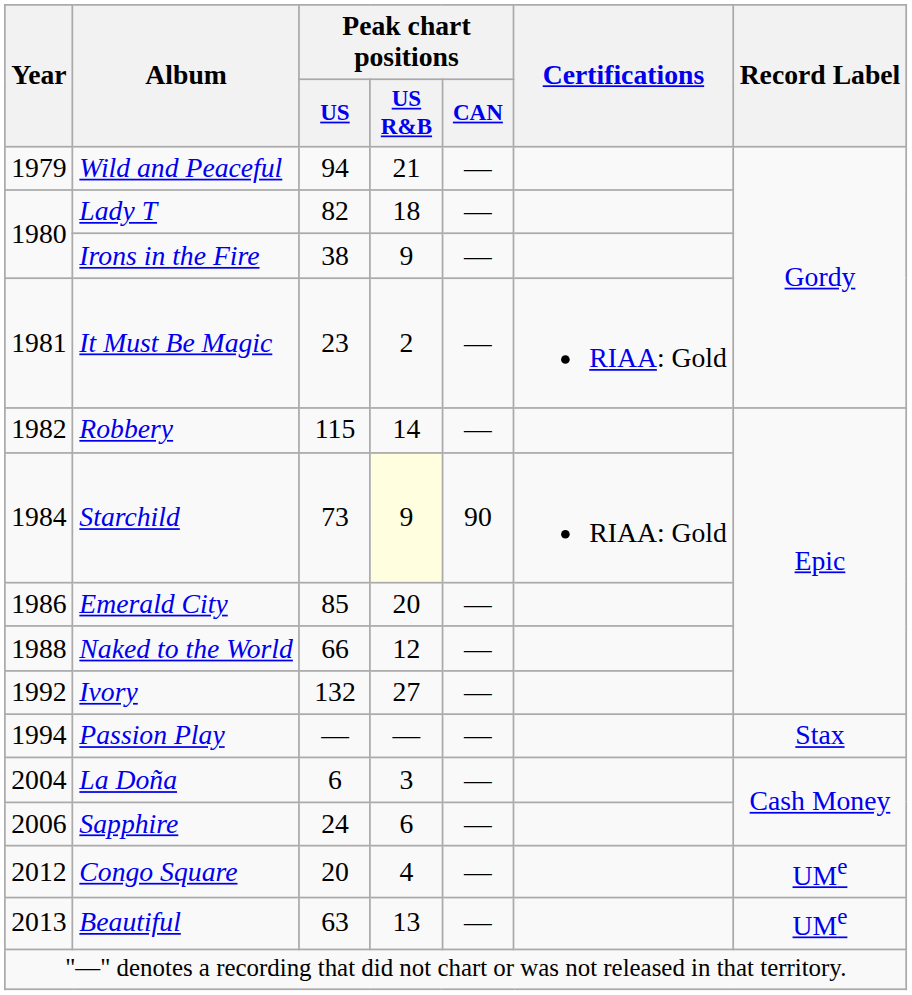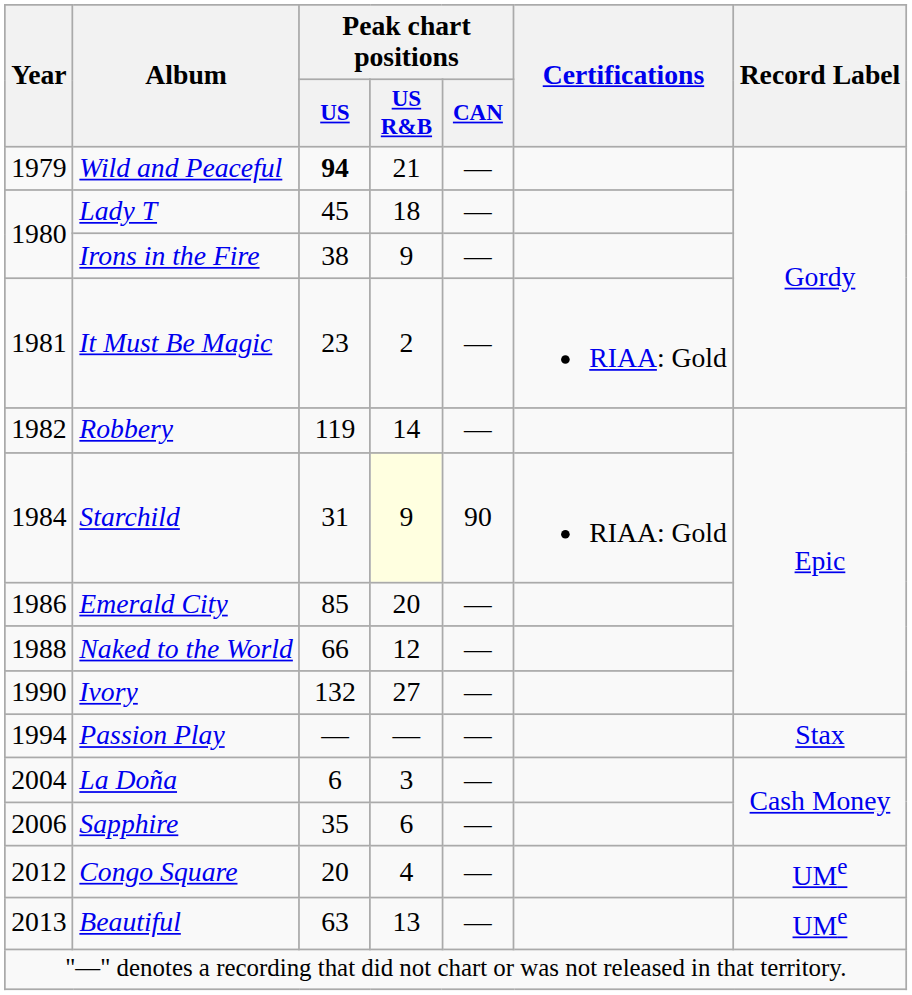(335, 167) normal -> (335, 167) bold
(335, 211) 82 -> (335, 211) 45
(335, 429) 115 -> (335, 429) 119
(335, 517) 73 -> (335, 517) 31
(39, 691) 1992 -> (39, 691) 1990
(335, 823) 24 -> (335, 823) 35
